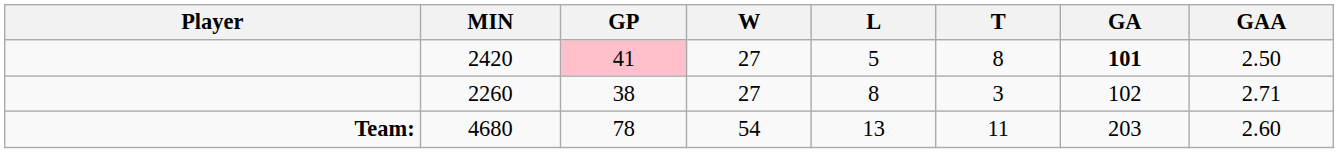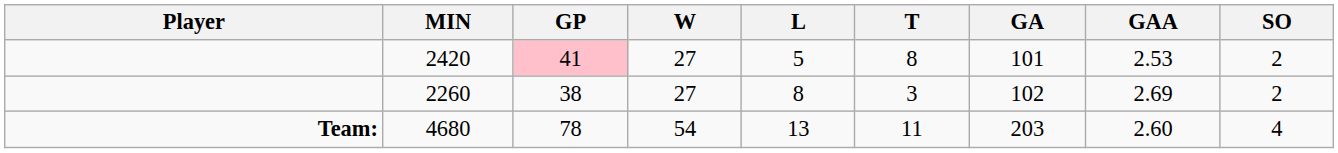+ column: (1277, 22)
(1125, 57) bold -> (1027, 57) normal
(1261, 57) 2.50 -> (1153, 57) 2.53
(1261, 93) 2.71 -> (1153, 93) 2.69
